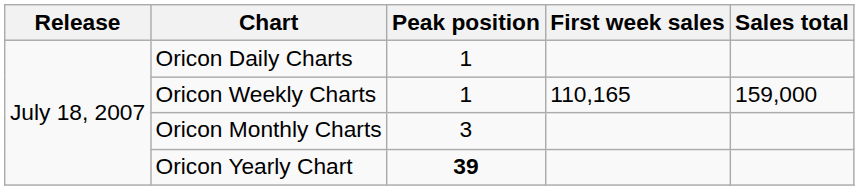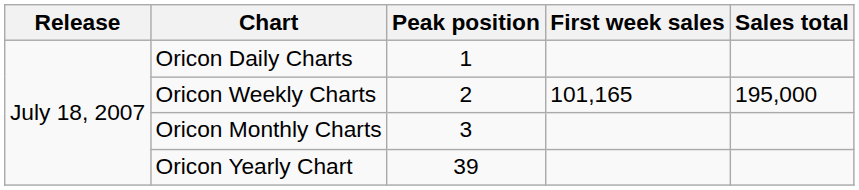(466, 94) 1 -> (466, 94) 2
(591, 94) 110,165 -> (591, 94) 101,165
(776, 94) 159,000 -> (776, 94) 195,000
(466, 166) bold -> (466, 166) normal
